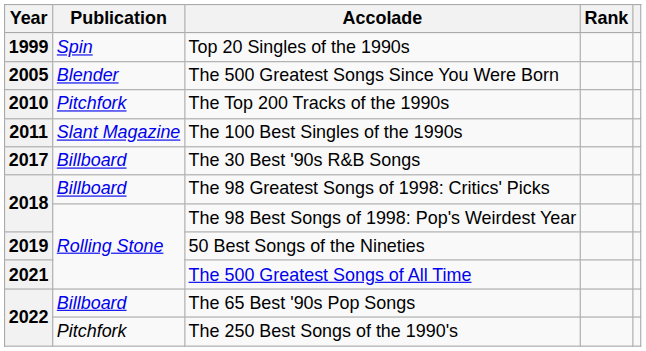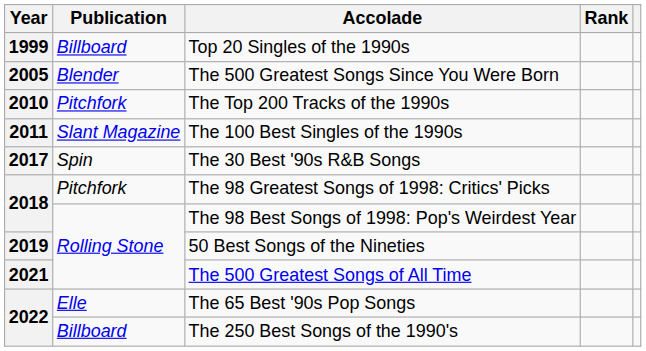(75, 47) Spin -> (92, 47) Billboard
(92, 160) Billboard -> (75, 160) Spin
(92, 189) Billboard -> (92, 189) Pitchfork
(92, 302) Billboard -> (72, 302) Elle
(92, 331) Pitchfork -> (92, 331) Billboard
